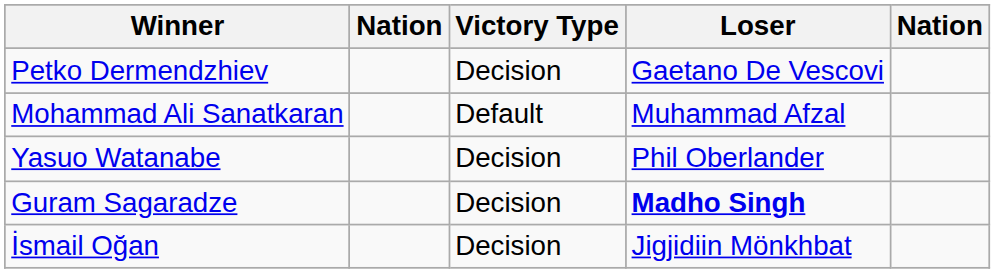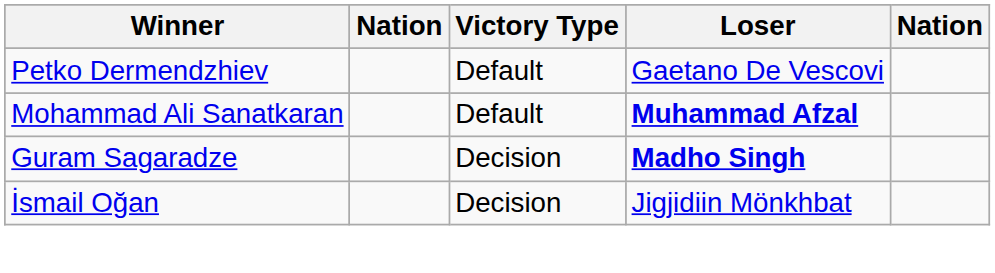(508, 70) Decision -> (499, 70) Default
(739, 114) normal -> (745, 114) bold
- row: (116, 158)
